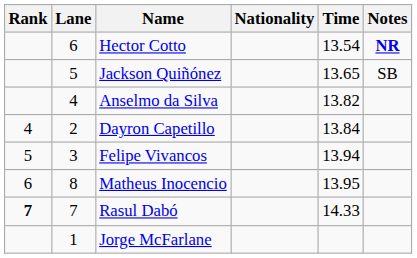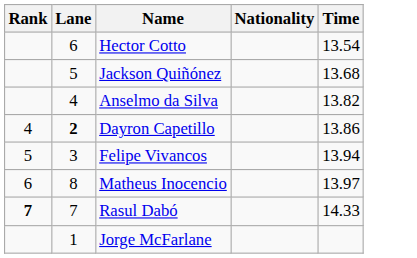- column: (387, 18)
(341, 73) 13.65 -> (341, 73) 13.68
(73, 128) normal -> (73, 128) bold
(341, 128) 13.84 -> (341, 128) 13.86
(341, 183) 13.95 -> (341, 183) 13.97
